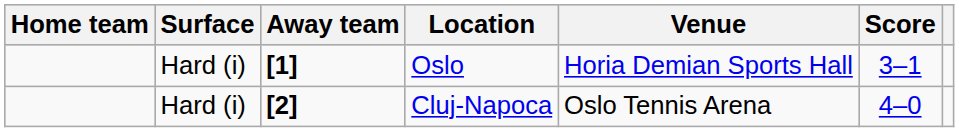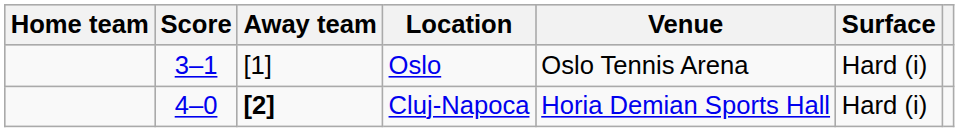columns swapped: (900, 24) <-> (207, 24)
(282, 65) bold -> (258, 65) normal
(708, 65) Horia Demian Sports Hall -> (645, 65) Oslo Tennis Arena
(668, 106) Oslo Tennis Arena -> (686, 106) Horia Demian Sports Hall
